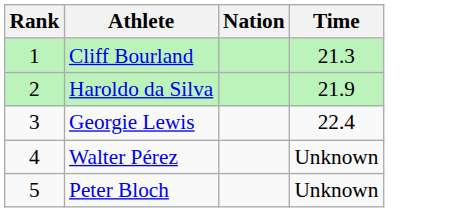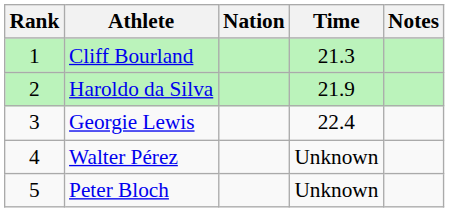+ column: (414, 21)
